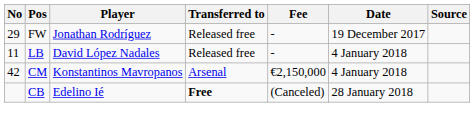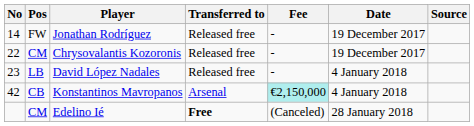(13, 33) 29 -> (13, 33) 14
+ row: (117, 53)
(13, 53) 11 -> (13, 72) 23
(38, 72) CM -> (36, 92) CB
(298, 72) no background -> (298, 92) paleturquoise background
(36, 92) CB -> (38, 111) CM
